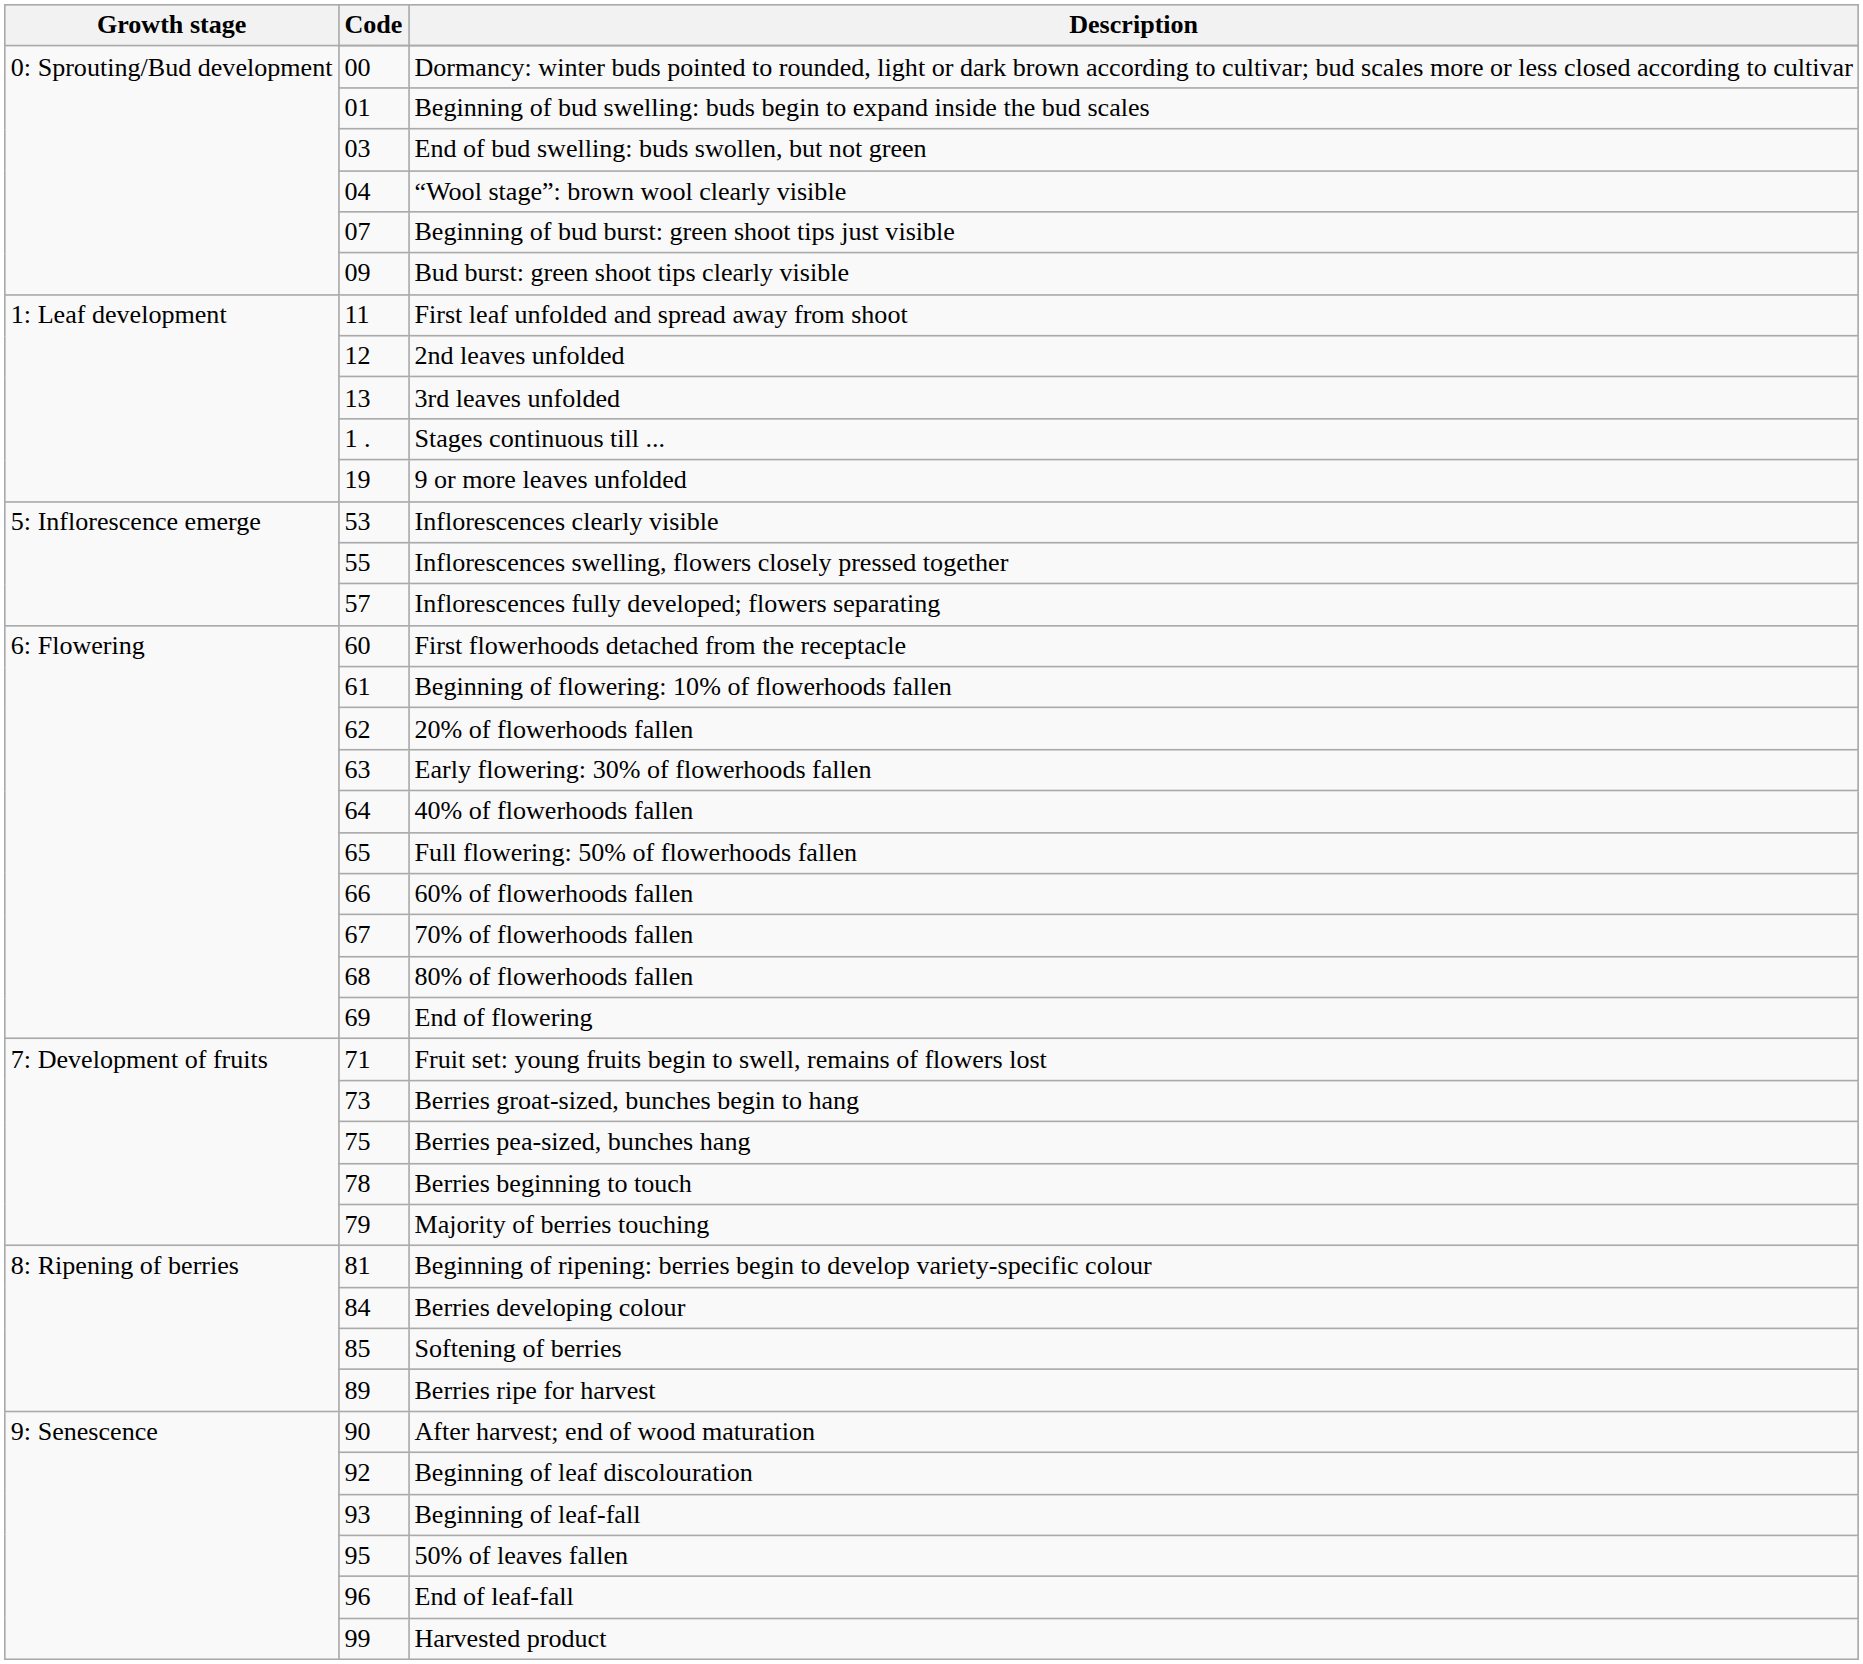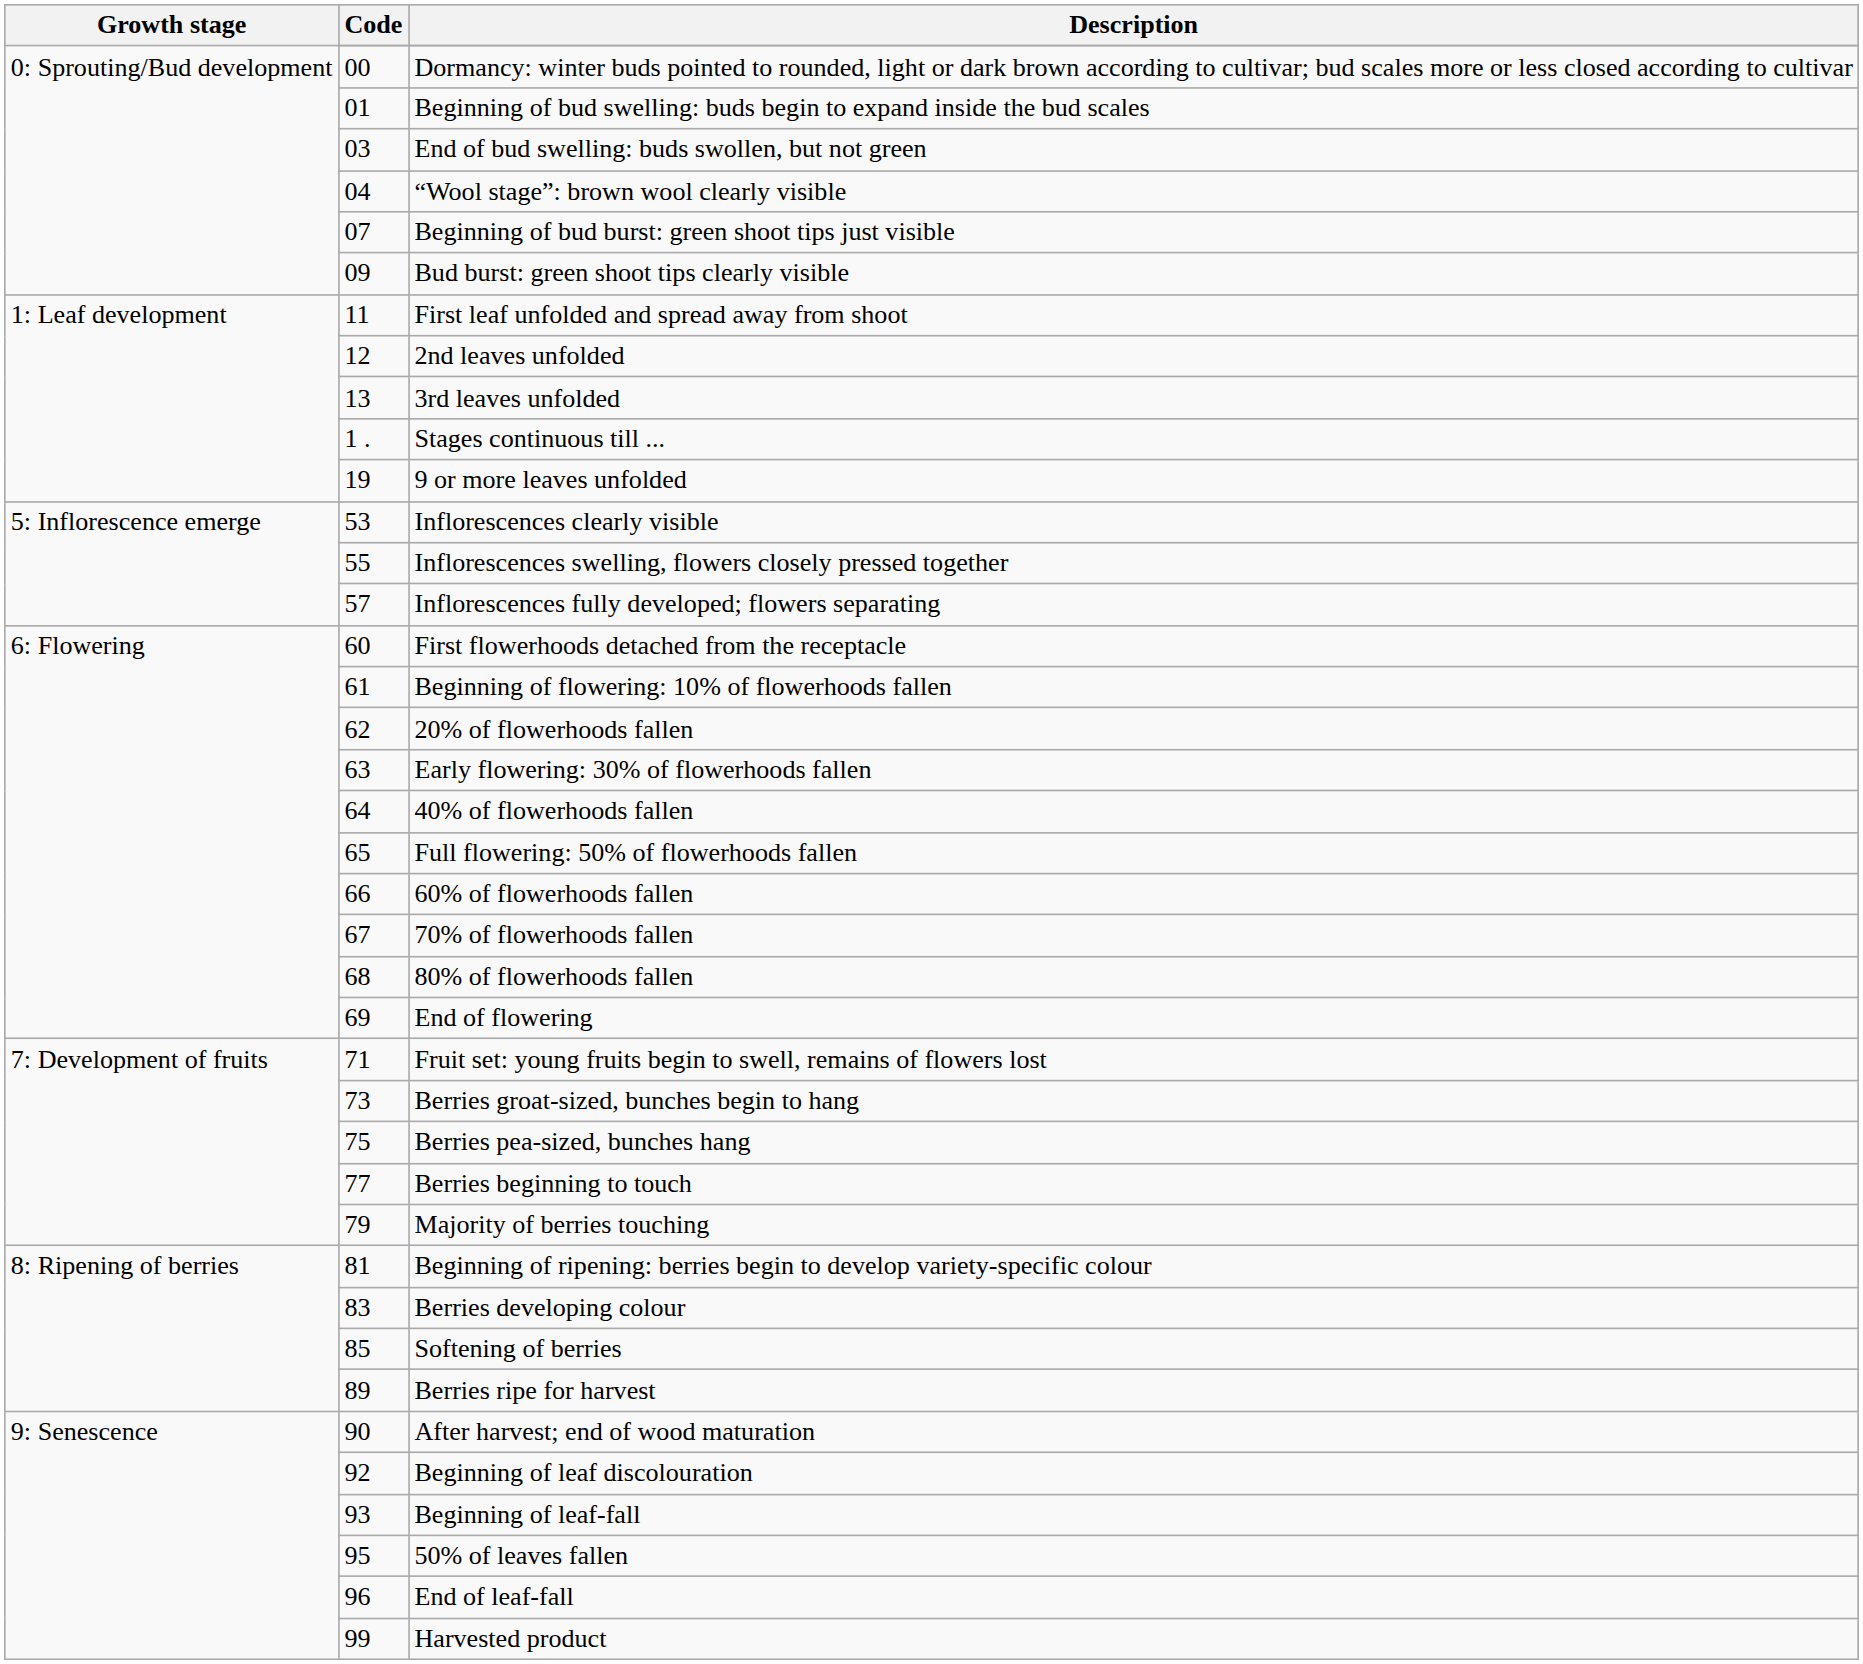(358, 1183) 78 -> (358, 1183) 77
(358, 1307) 84 -> (358, 1307) 83
